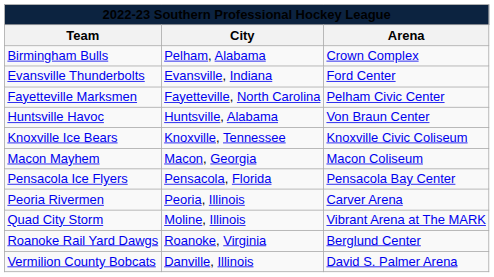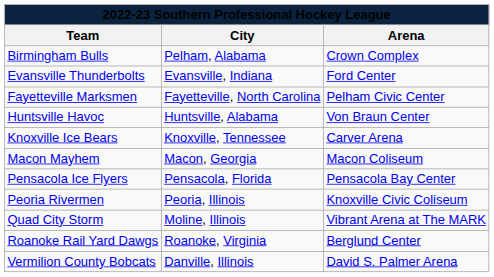(397, 138) Knoxville Civic Coliseum -> (365, 138) Carver Arena
(365, 199) Carver Arena -> (397, 199) Knoxville Civic Coliseum
